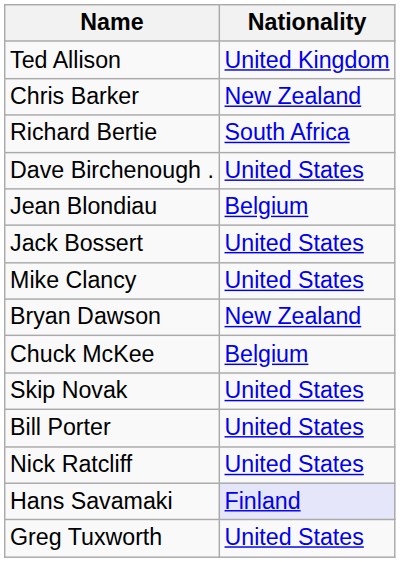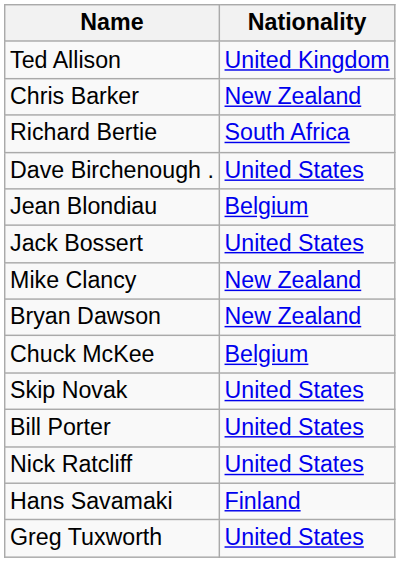(294, 280) United States -> (293, 280) New Zealand
(263, 501) lavender background -> (263, 501) no background
